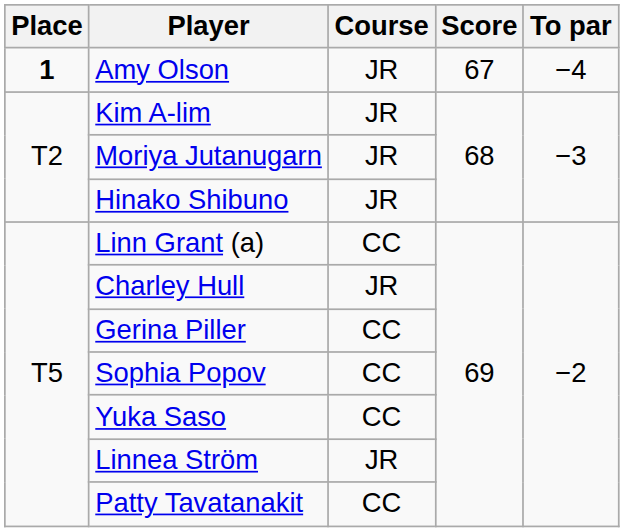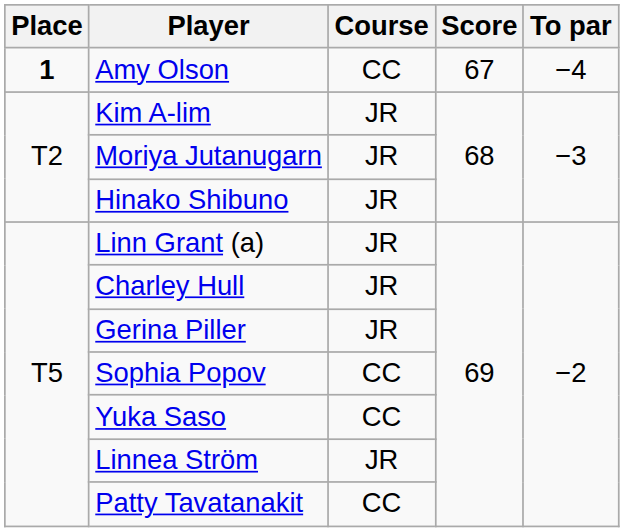(382, 69) JR -> (382, 69) CC
(382, 243) CC -> (382, 243) JR
(382, 329) CC -> (382, 329) JR
